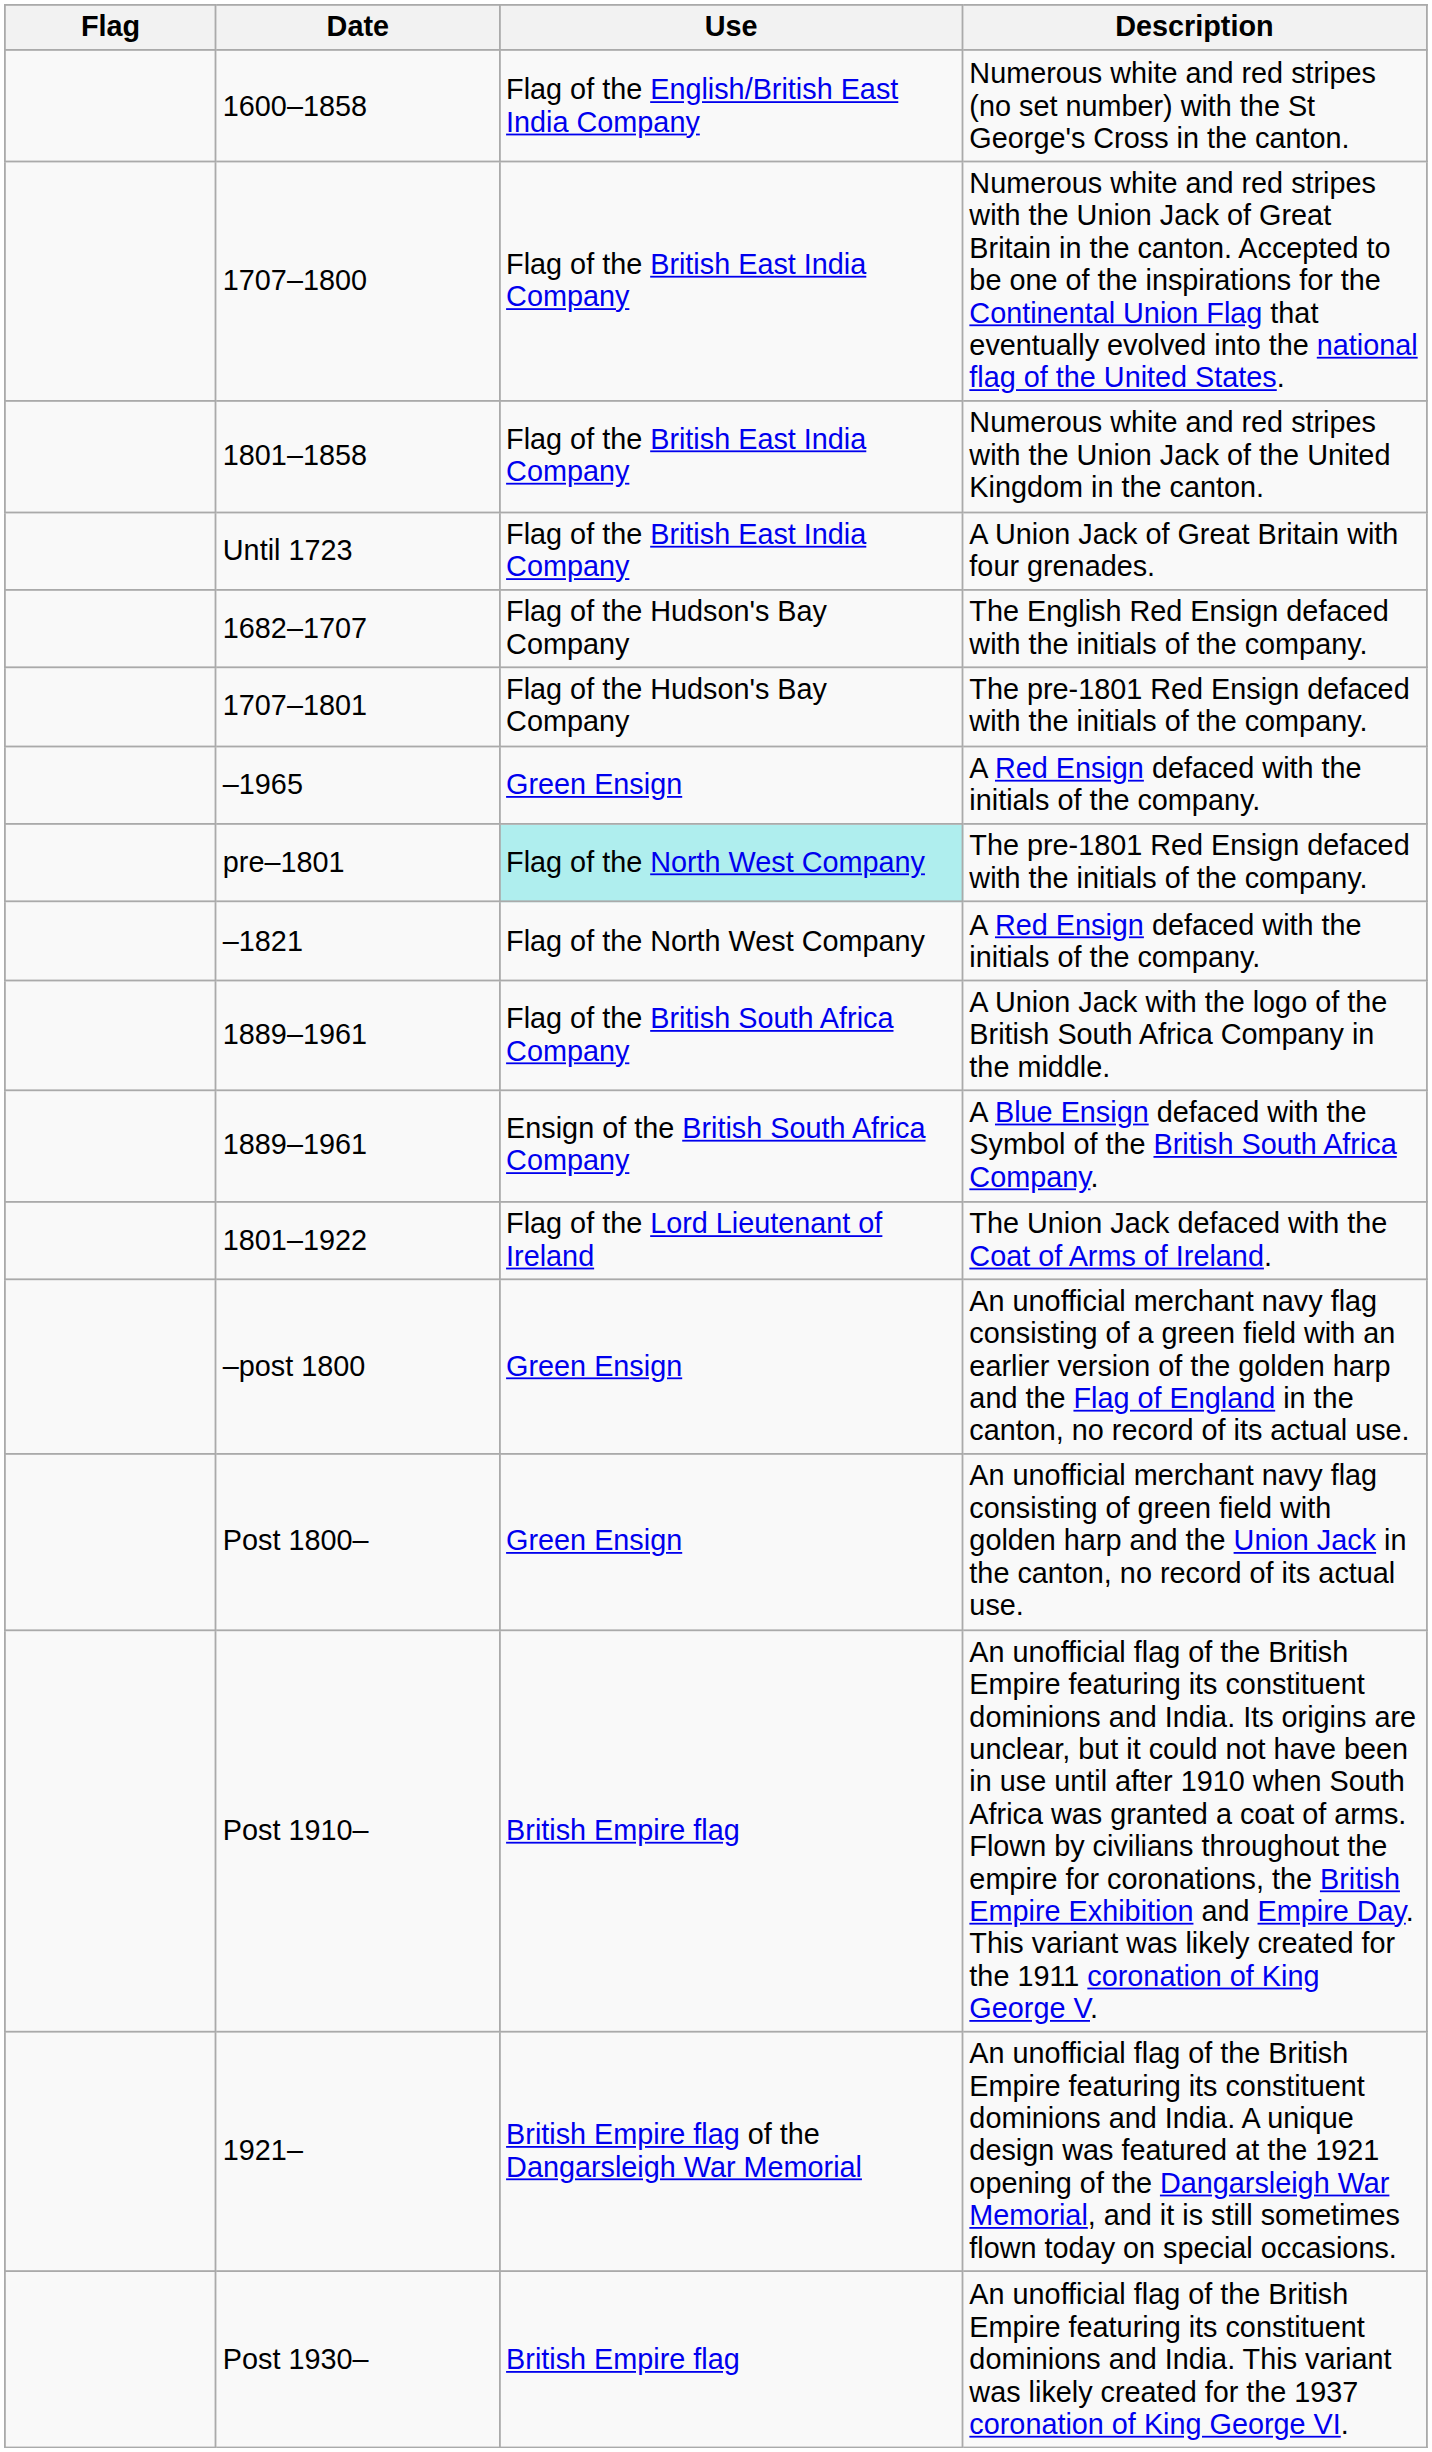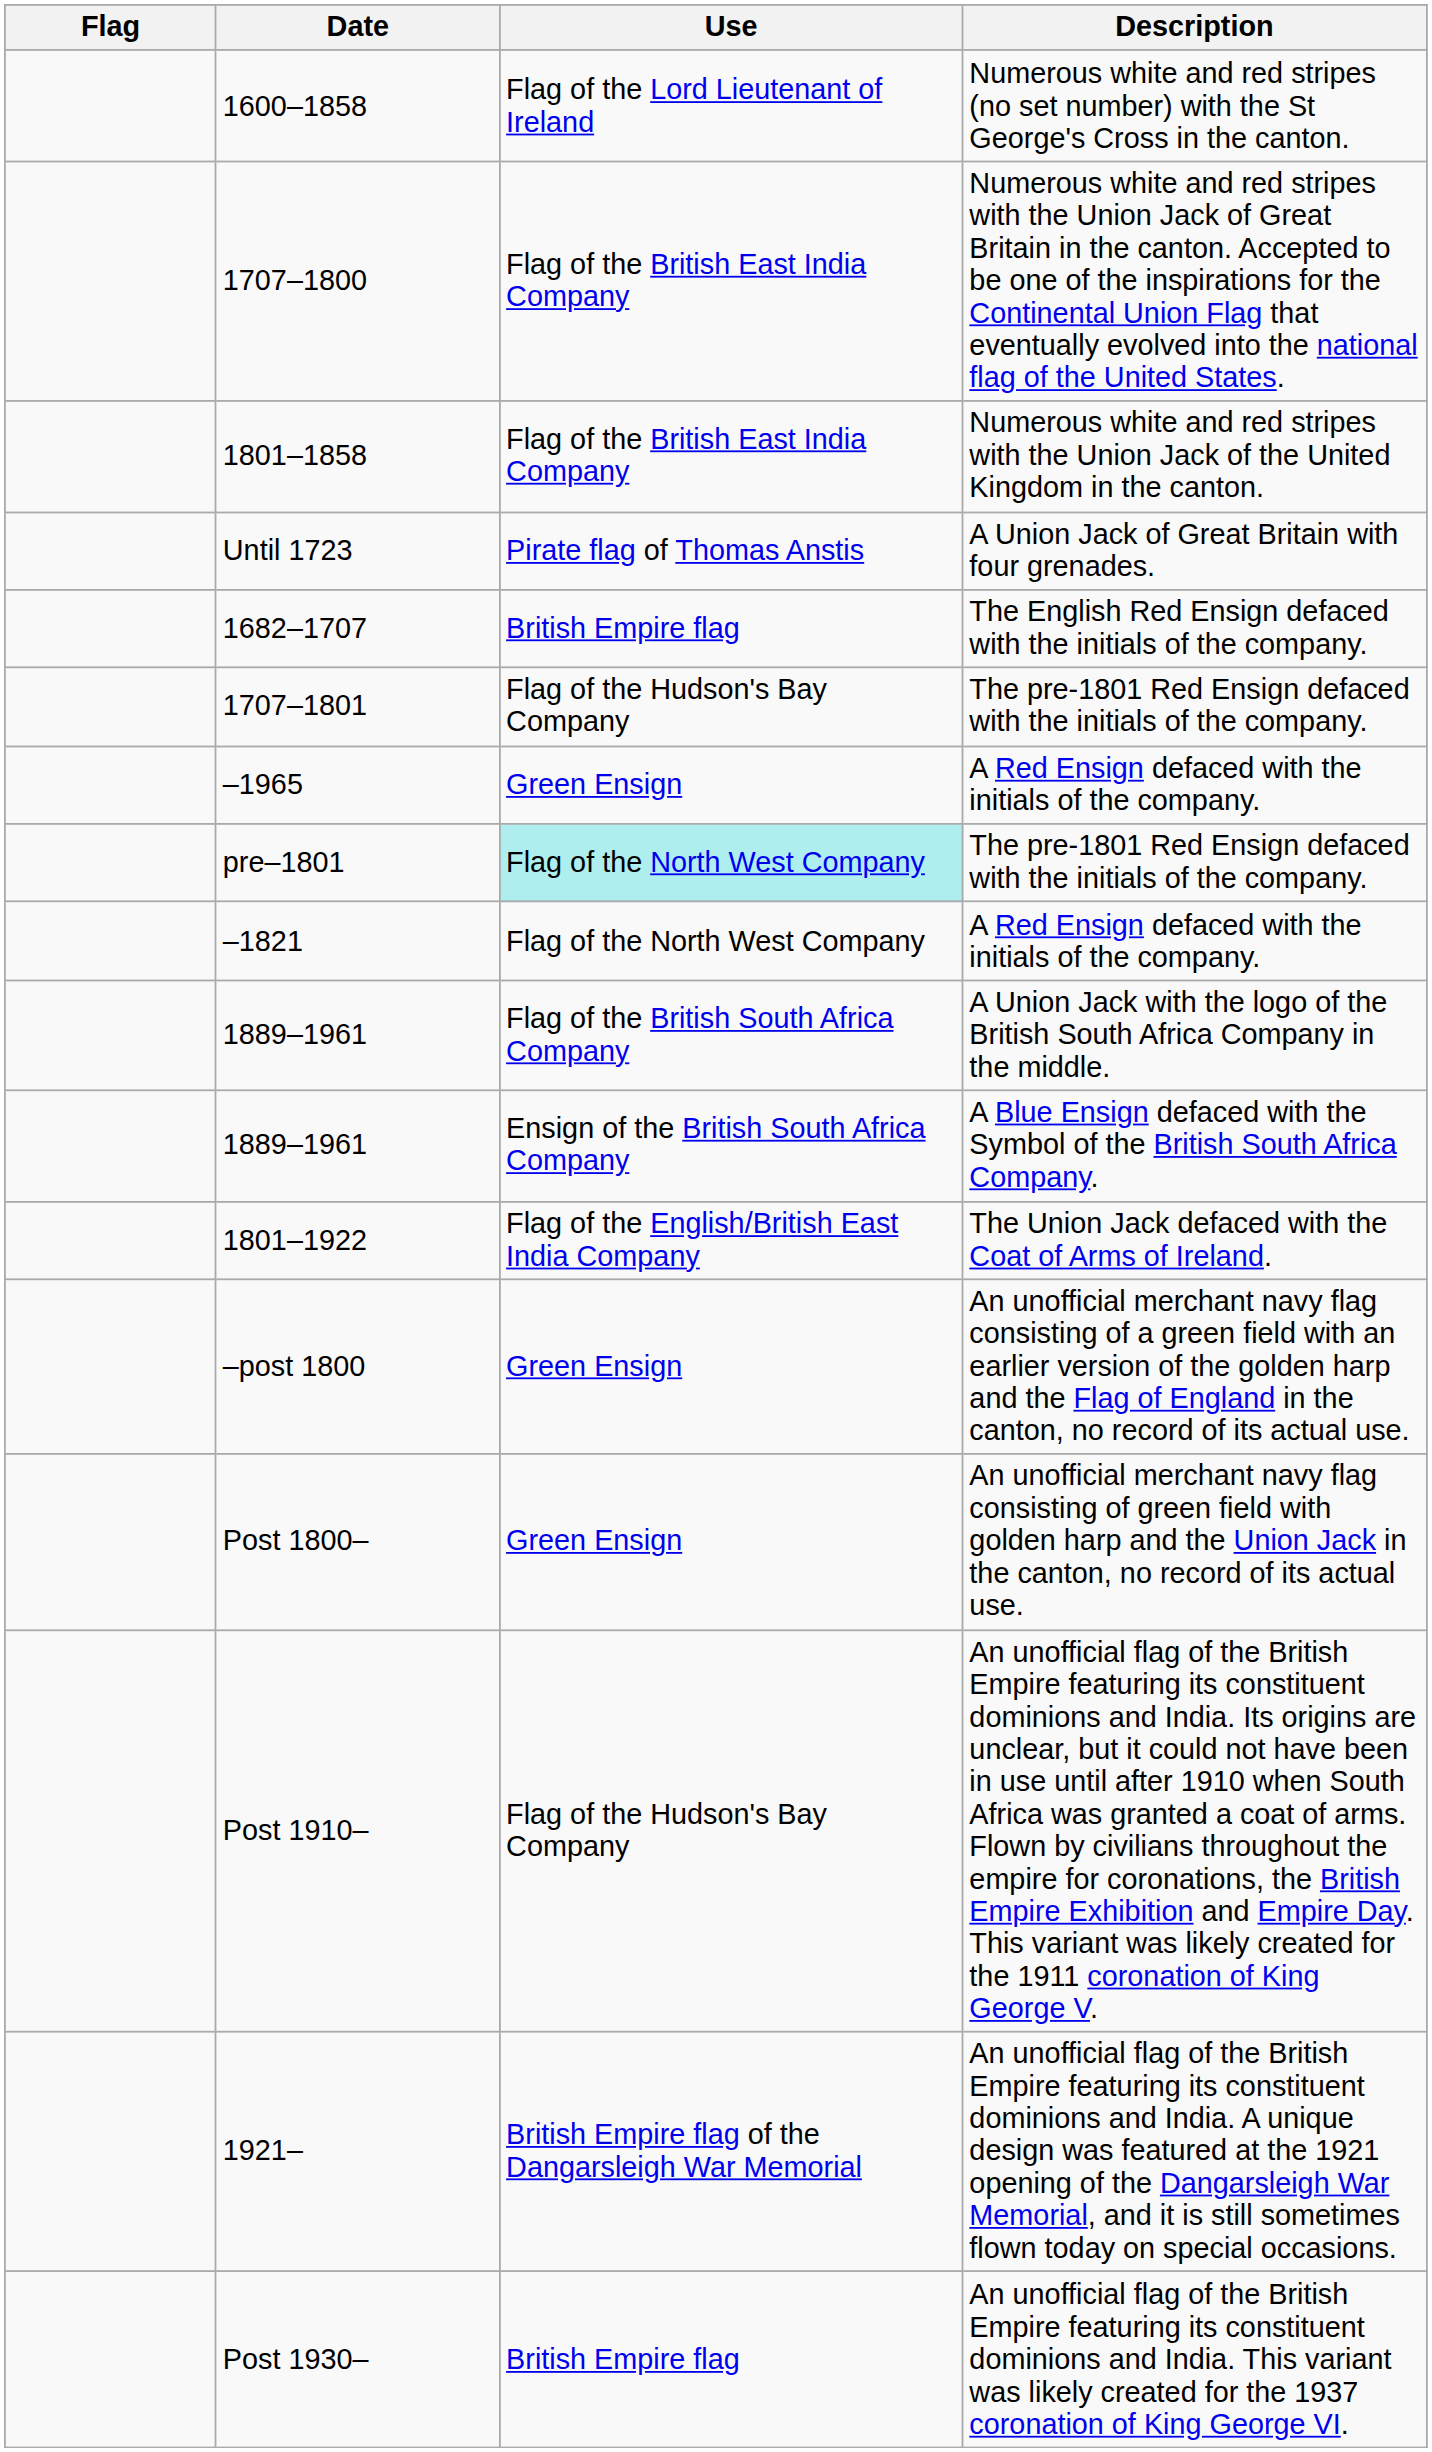(702, 105) Flag of the English/British East India Company -> (694, 105) Flag of the Lord Lieutenant of Ireland
(686, 550) Flag of the British East India Company -> (685, 550) Pirate flag of Thomas Anstis
(667, 628) Flag of the Hudson's Bay Company -> (623, 628) British Empire flag
(694, 1239) Flag of the Lord Lieutenant of Ireland -> (702, 1239) Flag of the English/British East India Company
(623, 1830) British Empire flag -> (667, 1830) Flag of the Hudson's Bay Company
